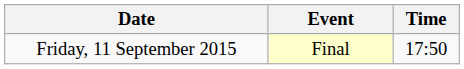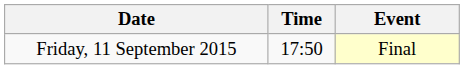columns swapped: (426, 19) <-> (331, 19)
